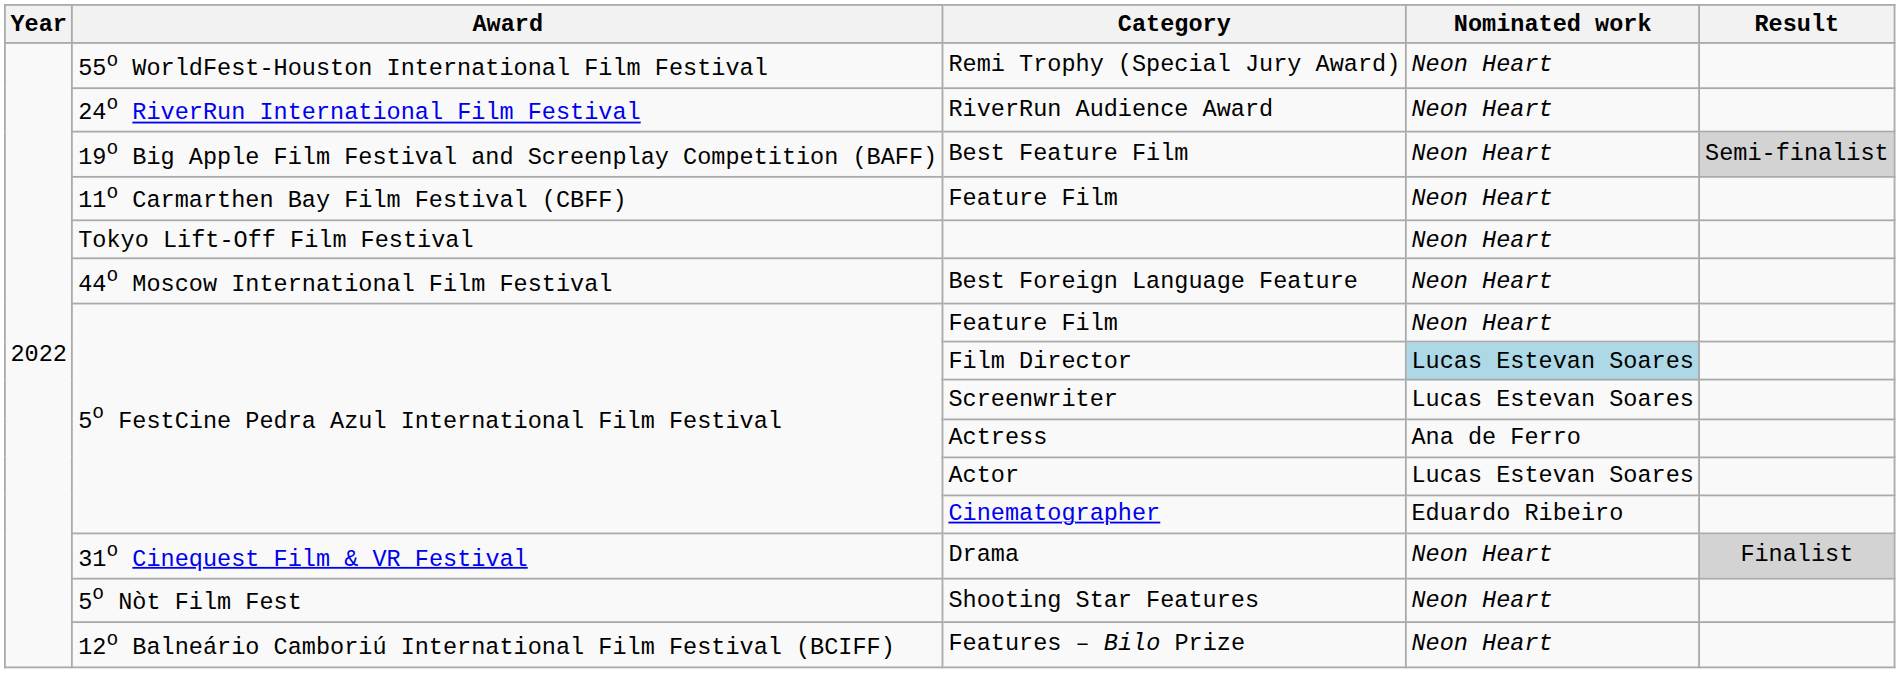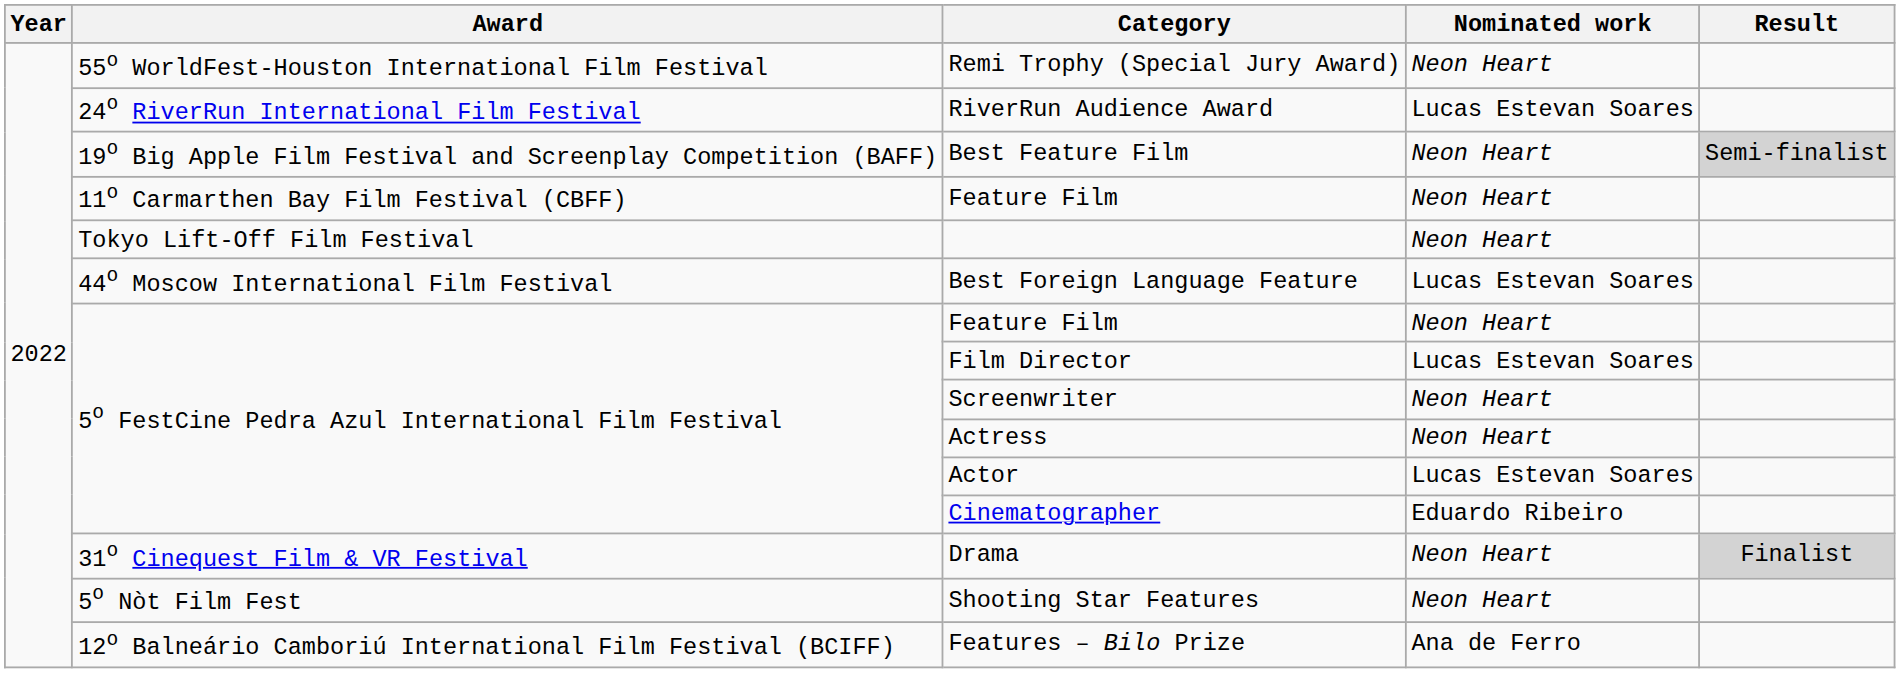(1482, 110) Neon Heart -> (1553, 110) Lucas Estevan Soares
(1482, 281) Neon Heart -> (1553, 281) Lucas Estevan Soares
(1553, 361) lightblue background -> (1553, 361) no background
(1553, 399) Lucas Estevan Soares -> (1482, 399) Neon Heart
(1496, 438) Ana de Ferro -> (1482, 438) Neon Heart
(1482, 644) Neon Heart -> (1496, 644) Ana de Ferro
